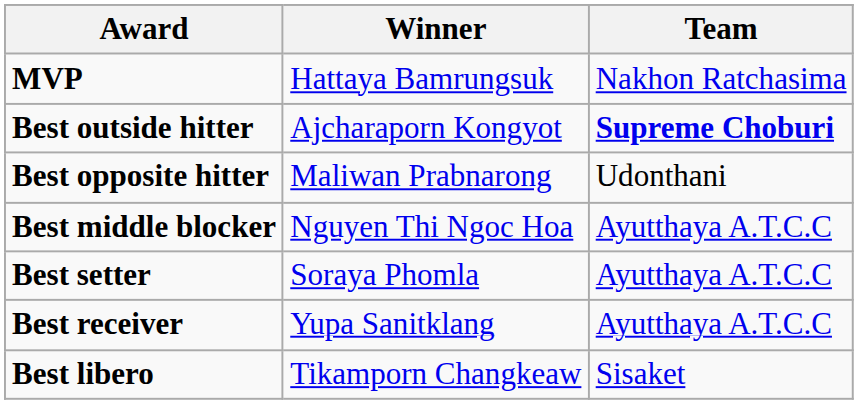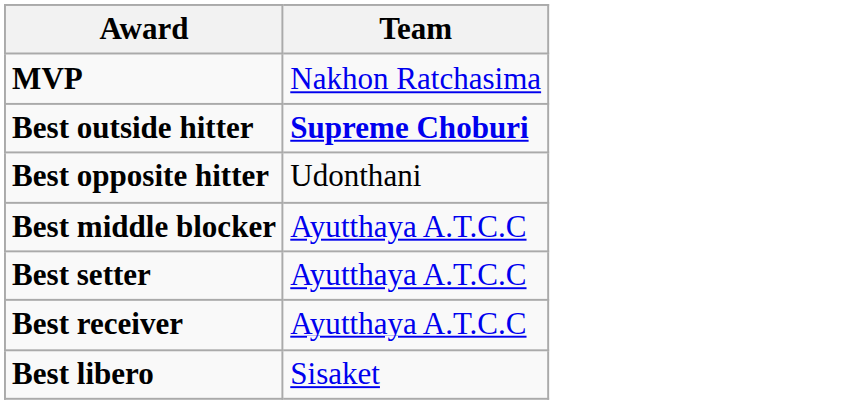- column: (436, 29)
